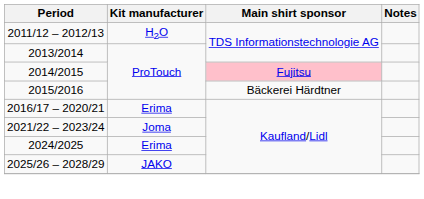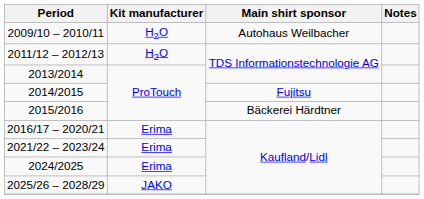+ row: (56, 33)
(294, 71) pink background -> (294, 92) no background
(157, 127) Joma -> (157, 148) Erima
